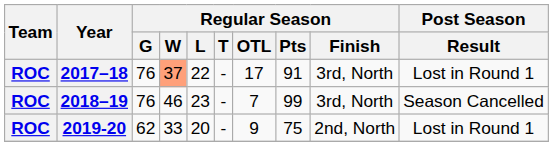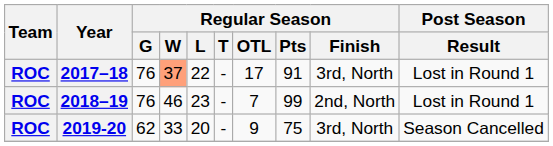(355, 101) 3rd, North -> (355, 101) 2nd, North
(474, 101) Season Cancelled -> (474, 101) Lost in Round 1
(355, 128) 2nd, North -> (355, 128) 3rd, North
(474, 128) Lost in Round 1 -> (474, 128) Season Cancelled
